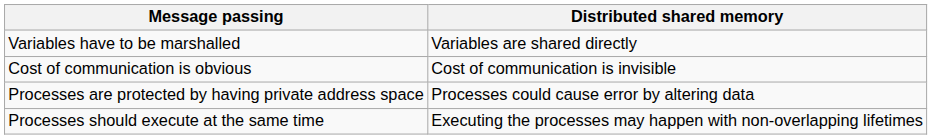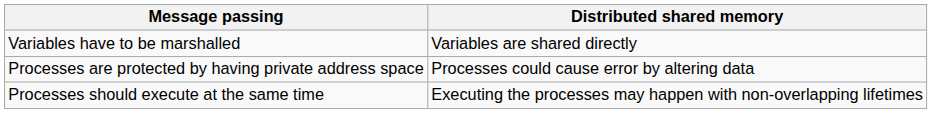- row: (130, 69)
